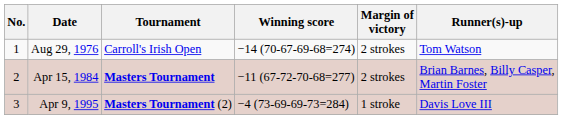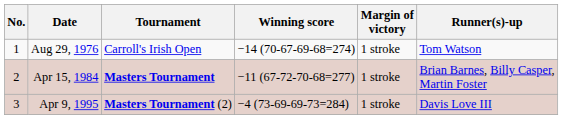(383, 49) 2 strokes -> (380, 49) 1 stroke
(383, 77) 2 strokes -> (380, 77) 1 stroke
